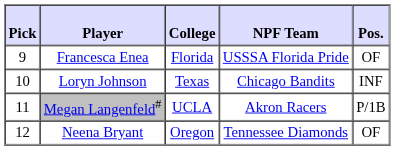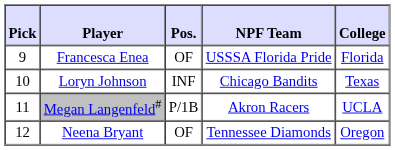columns swapped: (371, 33) <-> (192, 33)
